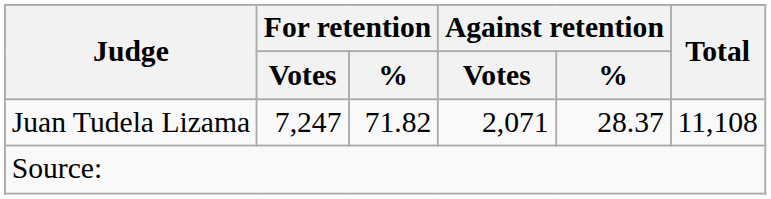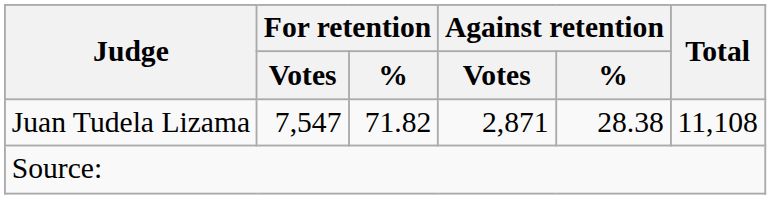(308, 121) 7,247 -> (308, 121) 7,547
(515, 121) 2,071 -> (515, 121) 2,871
(631, 121) 28.37 -> (631, 121) 28.38
